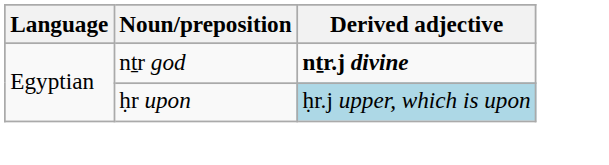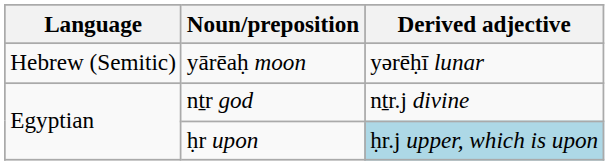+ row: (246, 63)
(356, 63) bold -> (420, 101) normal
